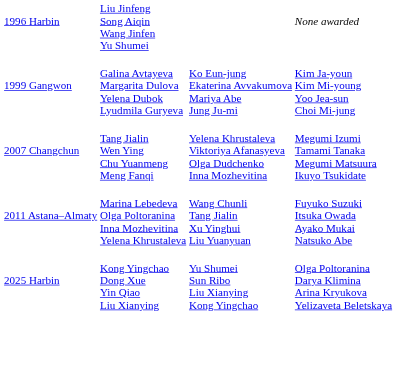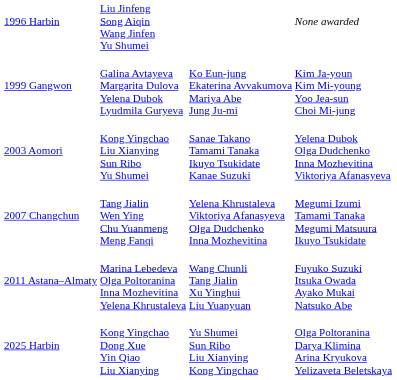+ row: (33, 150)
